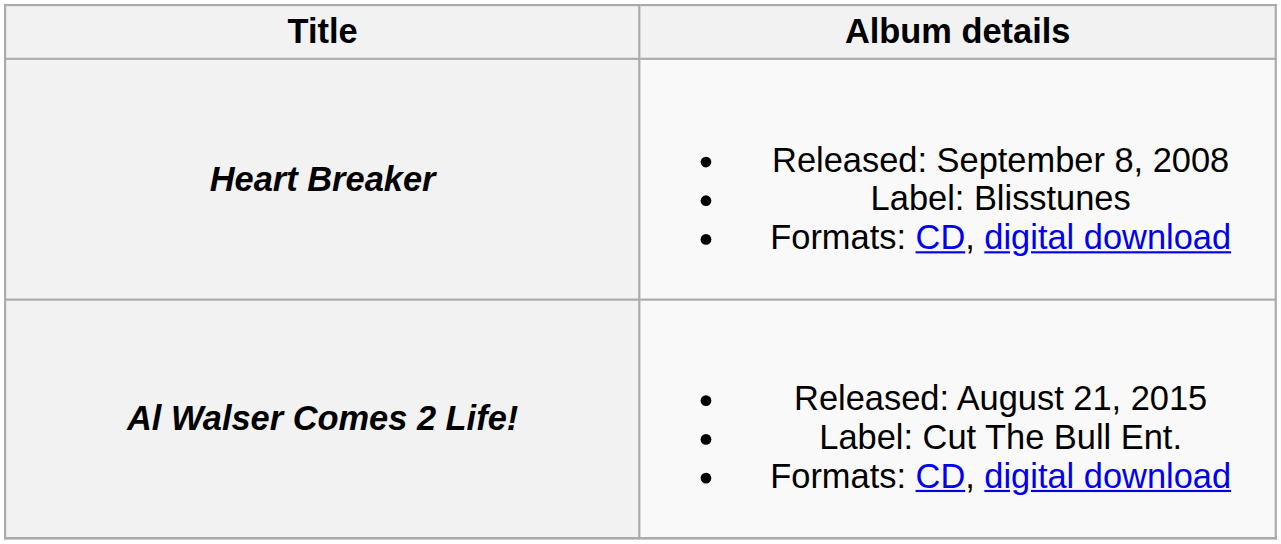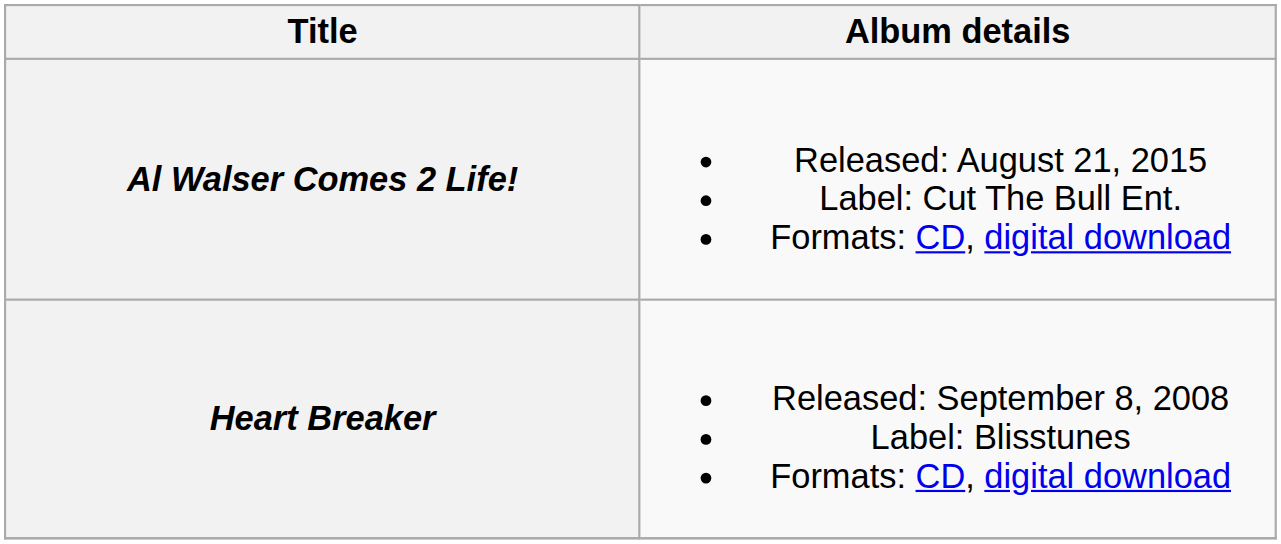rows swapped: (323, 178) <-> (323, 418)
